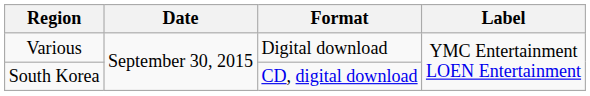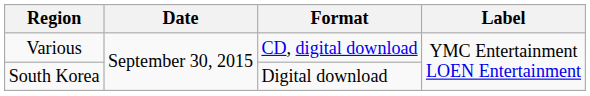(324, 47) Digital download -> (340, 47) CD, digital download
(340, 76) CD, digital download -> (324, 76) Digital download
